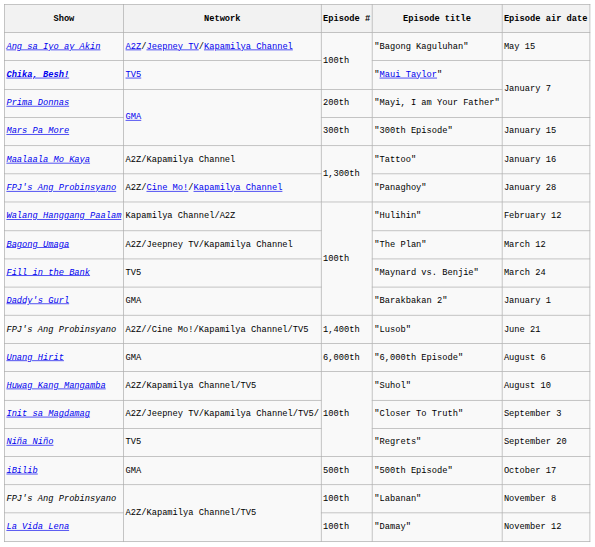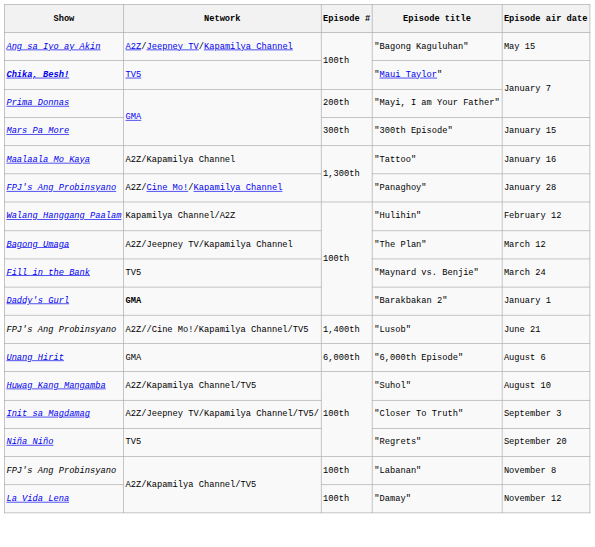(133, 301) normal -> (133, 301) bold
- row: (413, 470)
